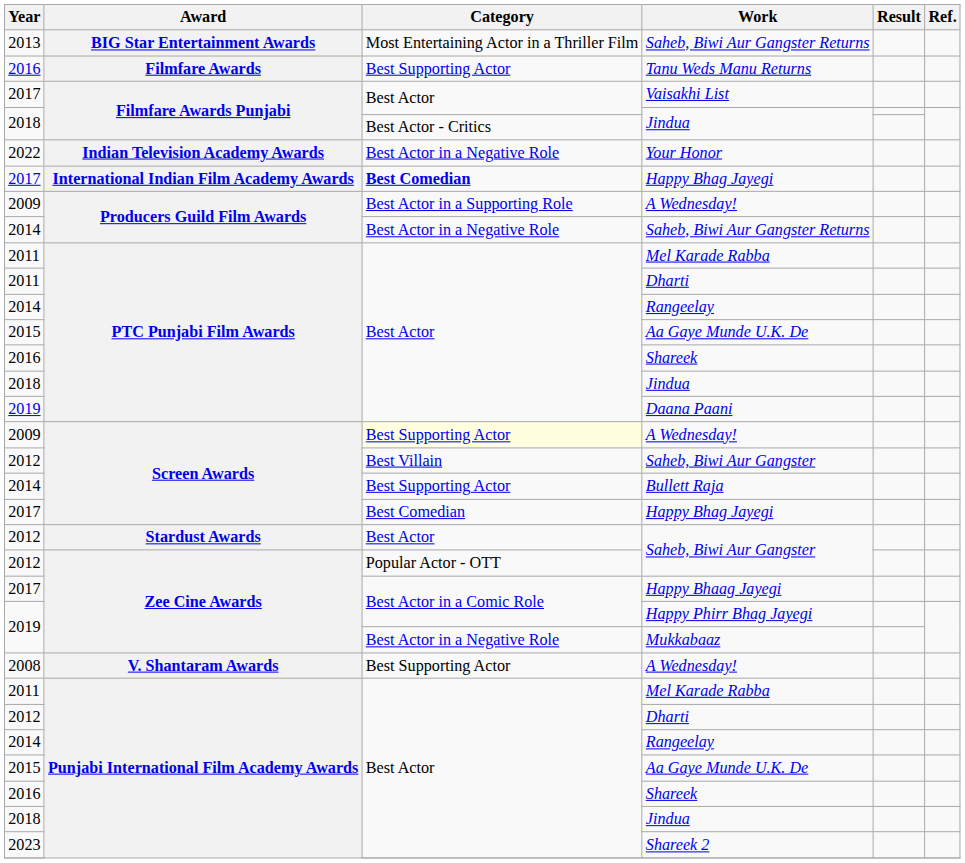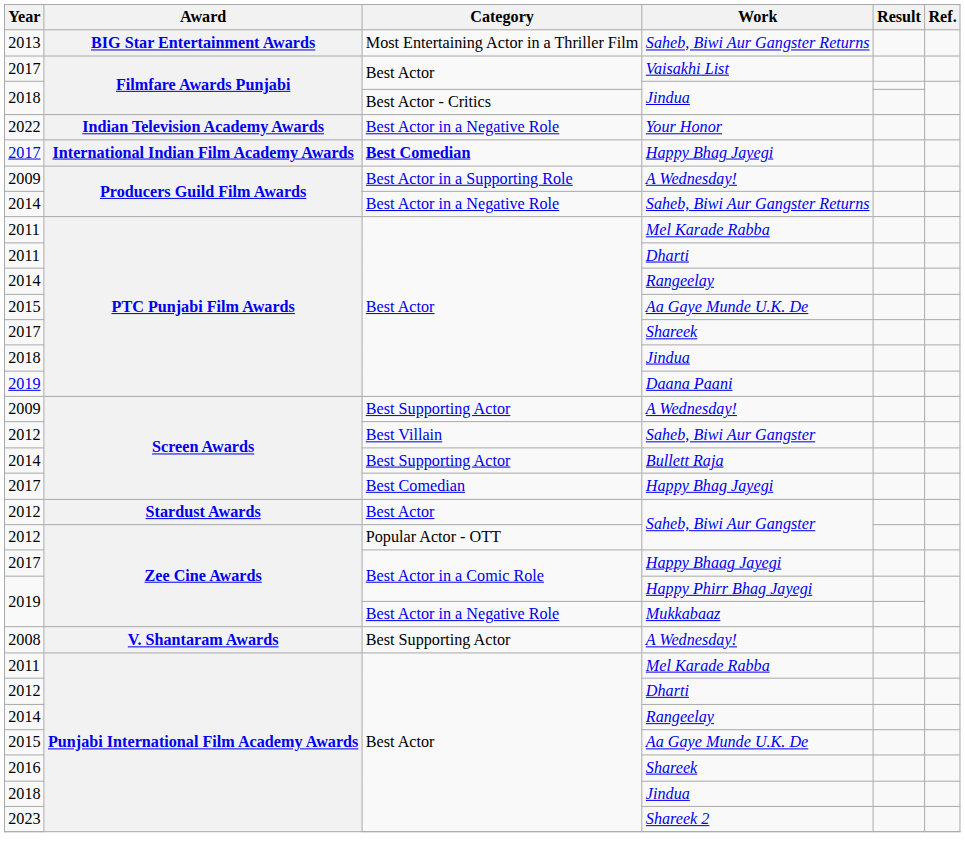- row: (203, 68)
(24, 357) 2016 -> (24, 332) 2017
(438, 434) lightyellow background -> (438, 409) no background
